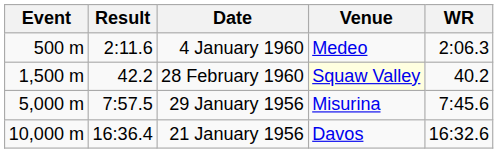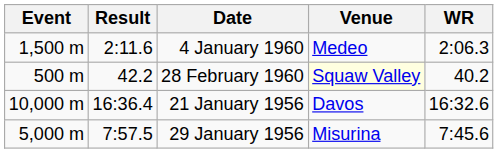(59, 47) 500 m -> (51, 47) 1,500 m
(51, 76) 1,500 m -> (59, 76) 500 m
rows swapped: (237, 104) <-> (237, 133)
